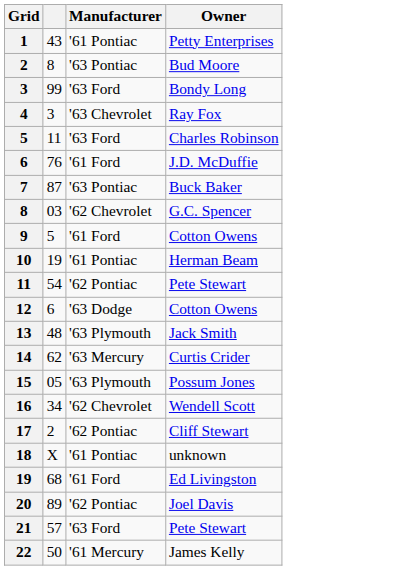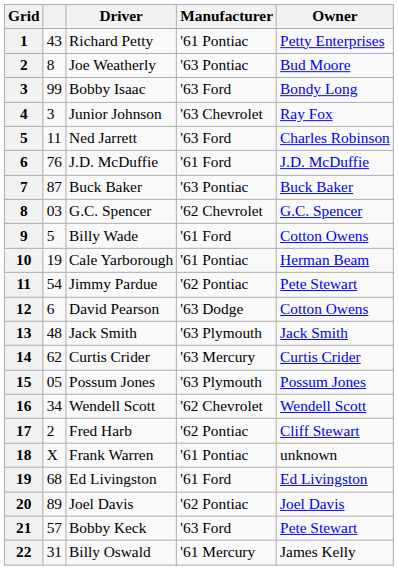+ column: (121, 16)
(54, 552) 50 -> (54, 552) 31
